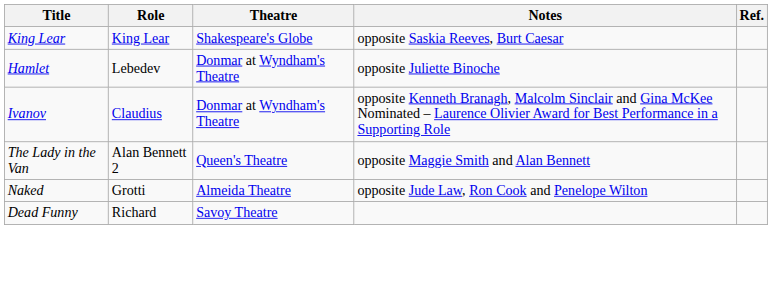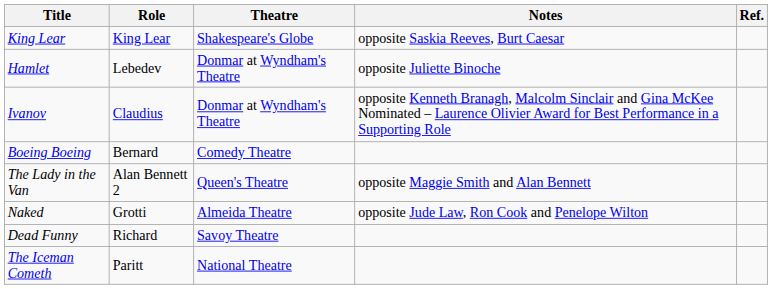+ row: (49, 152)
+ row: (41, 265)
